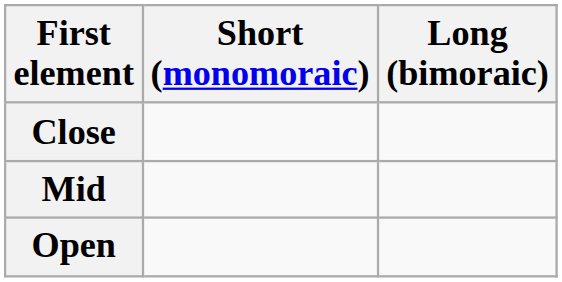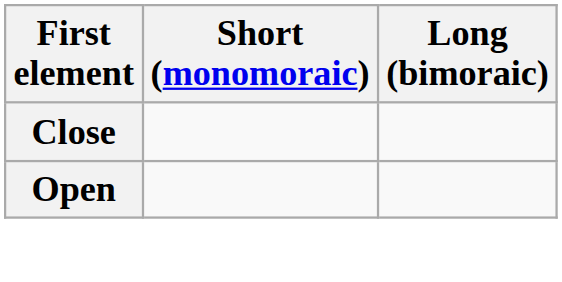- row: (74, 188)
